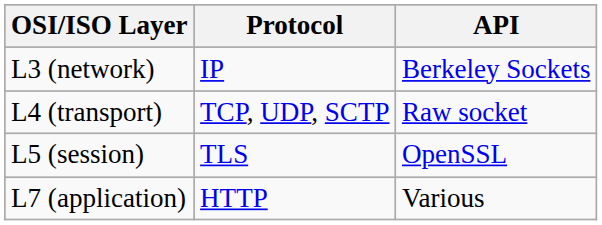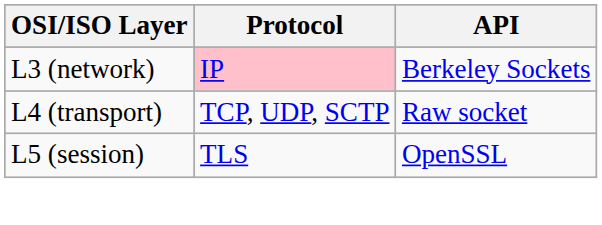(212, 68) no background -> (212, 68) pink background
- row: (99, 197)
